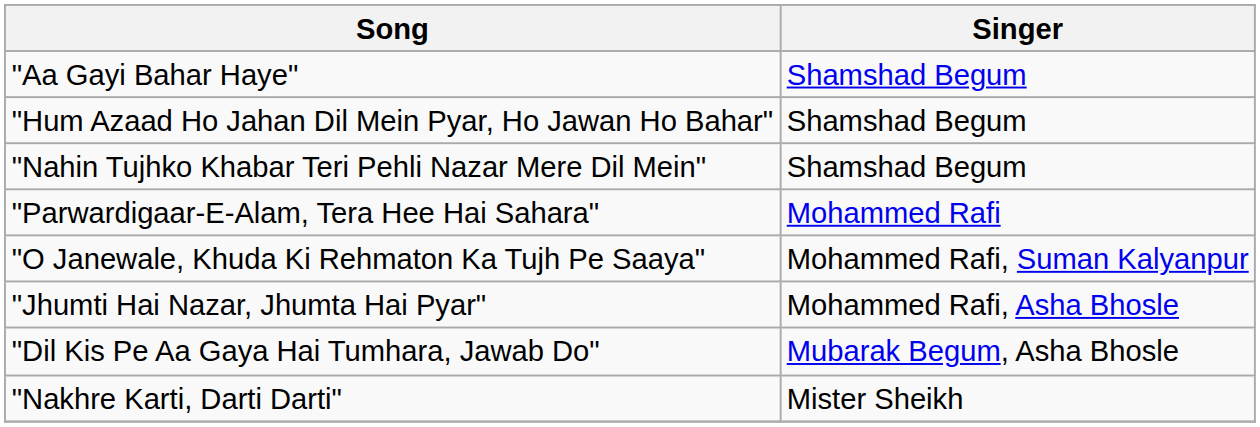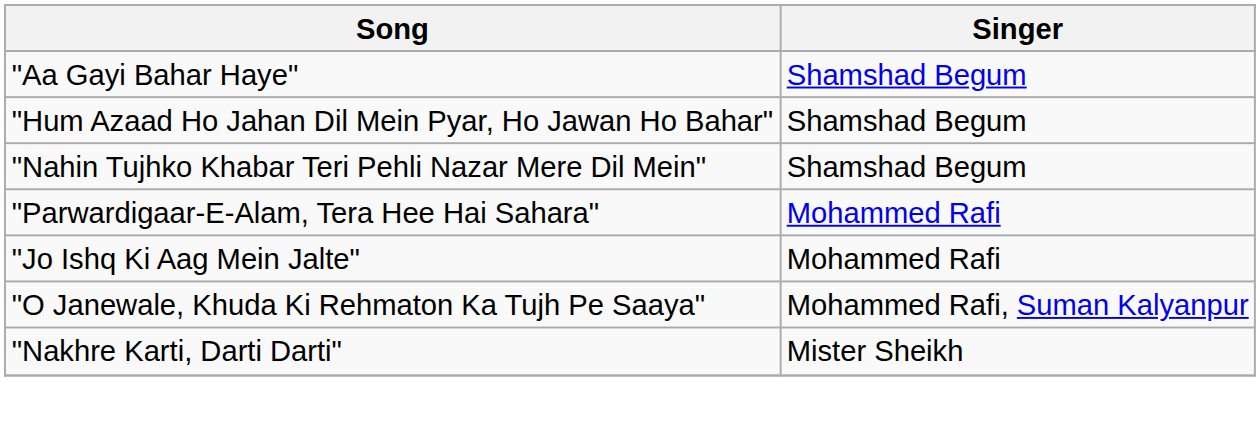+ row: (186, 259)
- row: (249, 305)
- row: (306, 352)
